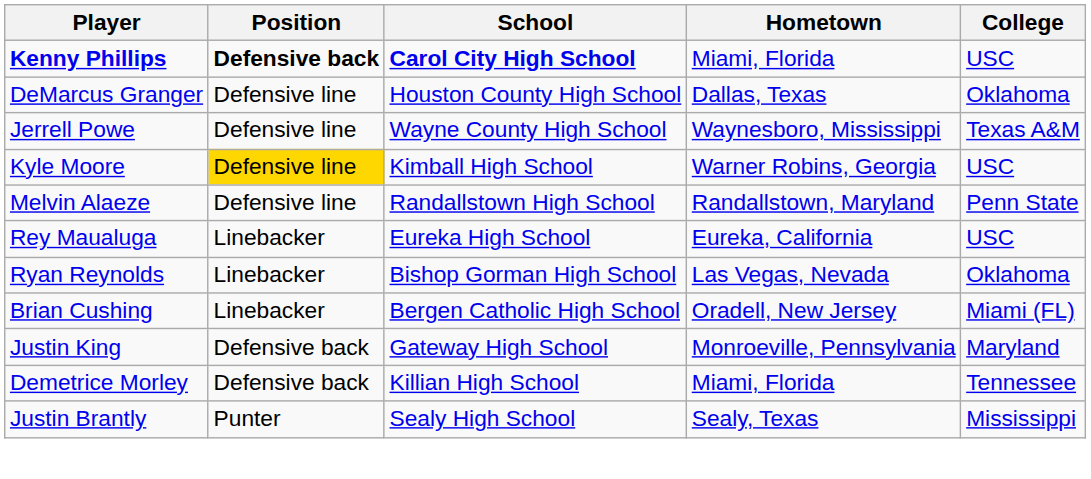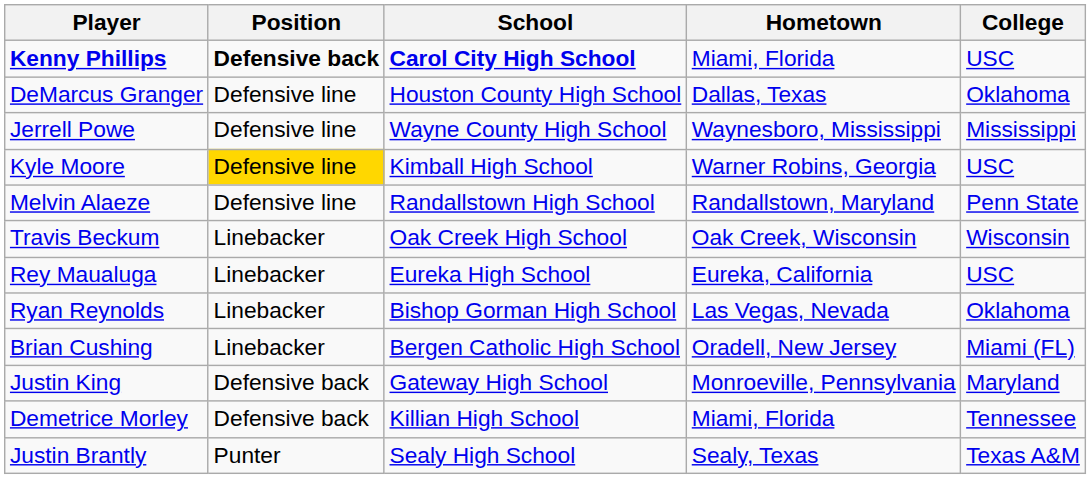(1023, 130) Texas A&M -> (1021, 130) Mississippi
+ row: (85, 238)
(1021, 418) Mississippi -> (1023, 454) Texas A&M
